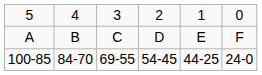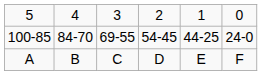rows swapped: (29, 37) <-> (29, 59)
